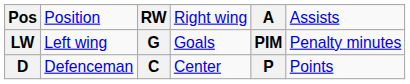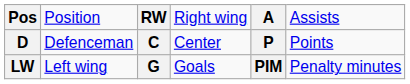rows swapped: (23, 67) <-> (23, 42)
